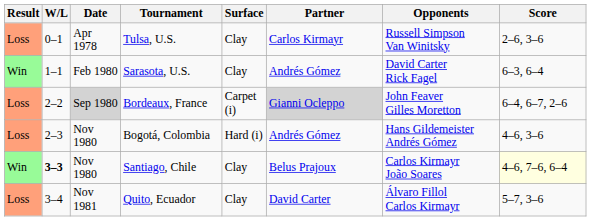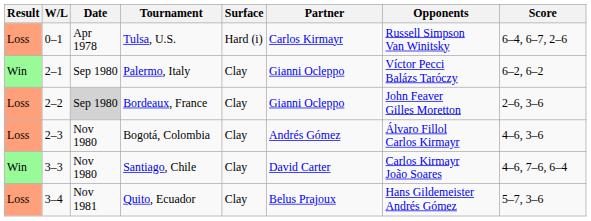(236, 39) Clay -> (244, 39) Hard (i)
(523, 39) 2–6, 3–6 -> (535, 39) 6–4, 6–7, 2–6
- row: (157, 71)
+ row: (157, 71)
(241, 103) Carpet (i) -> (236, 103) Clay
(307, 103) lightgrey background -> (307, 103) no background
(535, 103) 6–4, 6–7, 2–6 -> (523, 103) 2–6, 3–6
(244, 135) Hard (i) -> (236, 135) Clay
(430, 135) Hans Gildemeister Andrés Gómez -> (423, 135) Álvaro Fillol Carlos Kirmayr
(54, 167) bold -> (54, 167) normal
(302, 167) Belus Prajoux -> (300, 167) David Carter
(535, 167) lightyellow background -> (535, 167) no background
(300, 199) David Carter -> (302, 199) Belus Prajoux
(423, 199) Álvaro Fillol Carlos Kirmayr -> (430, 199) Hans Gildemeister Andrés Gómez
